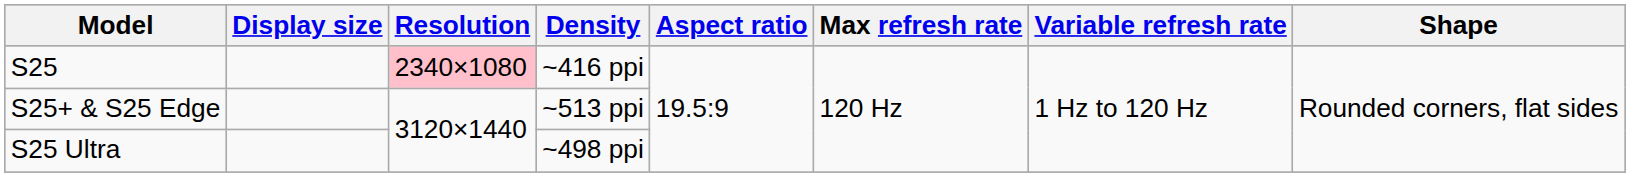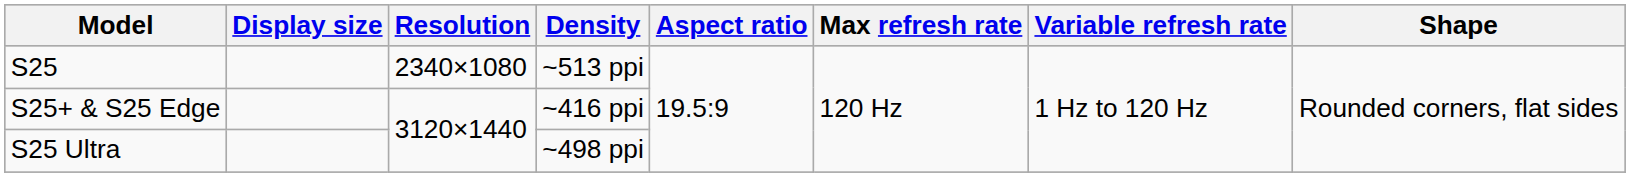(461, 66) pink background -> (461, 66) no background
(593, 66) ~416 ppi -> (593, 66) ~513 ppi
(593, 108) ~513 ppi -> (593, 108) ~416 ppi
